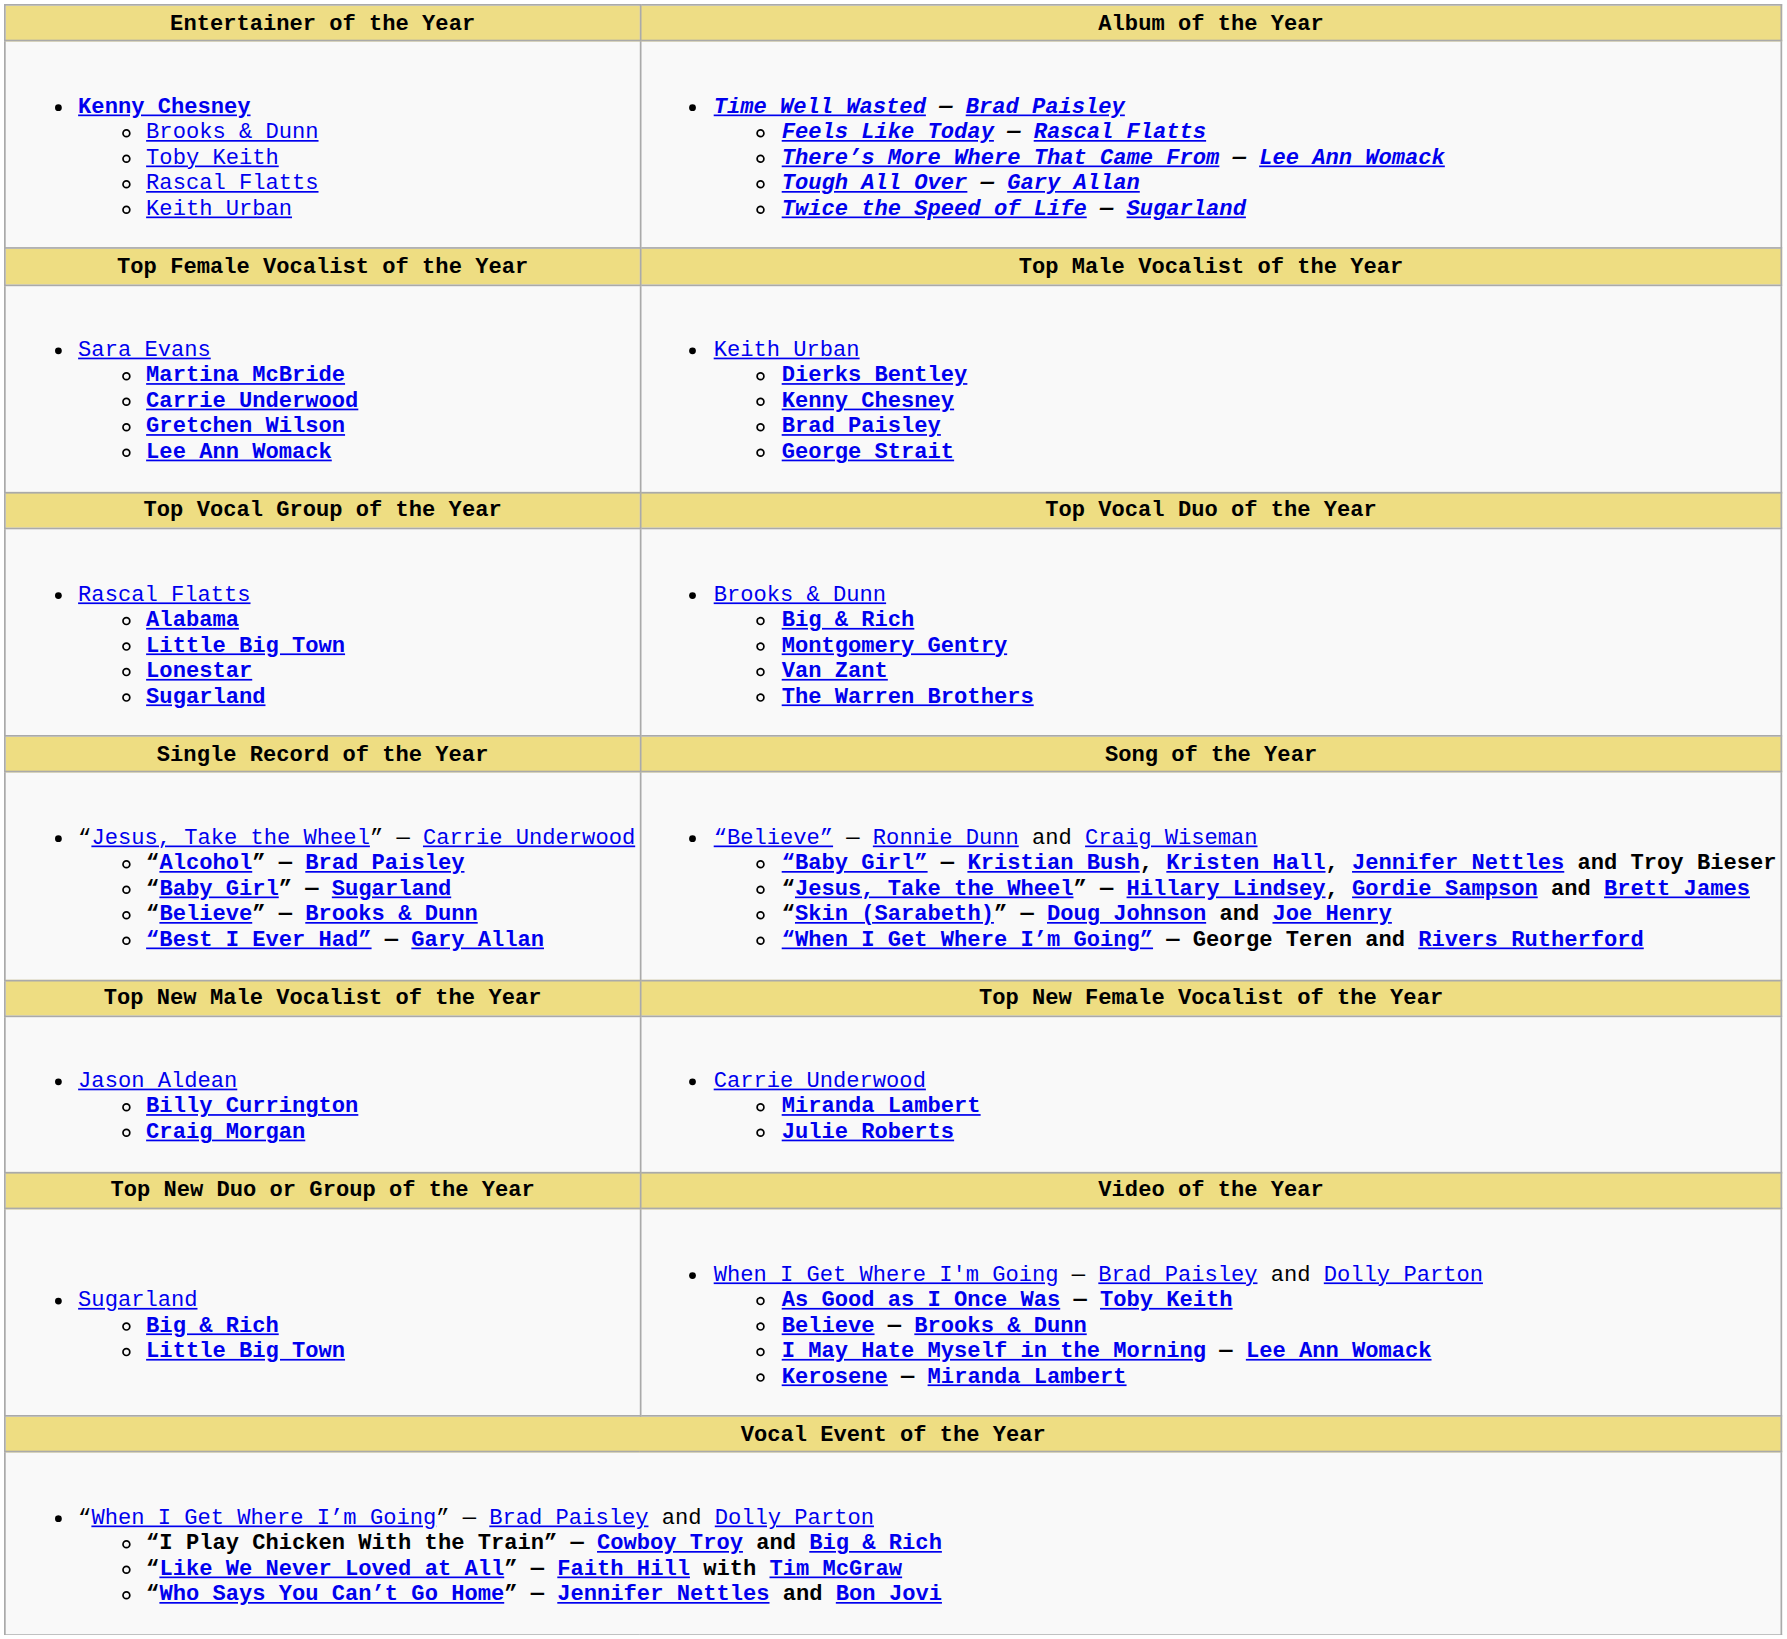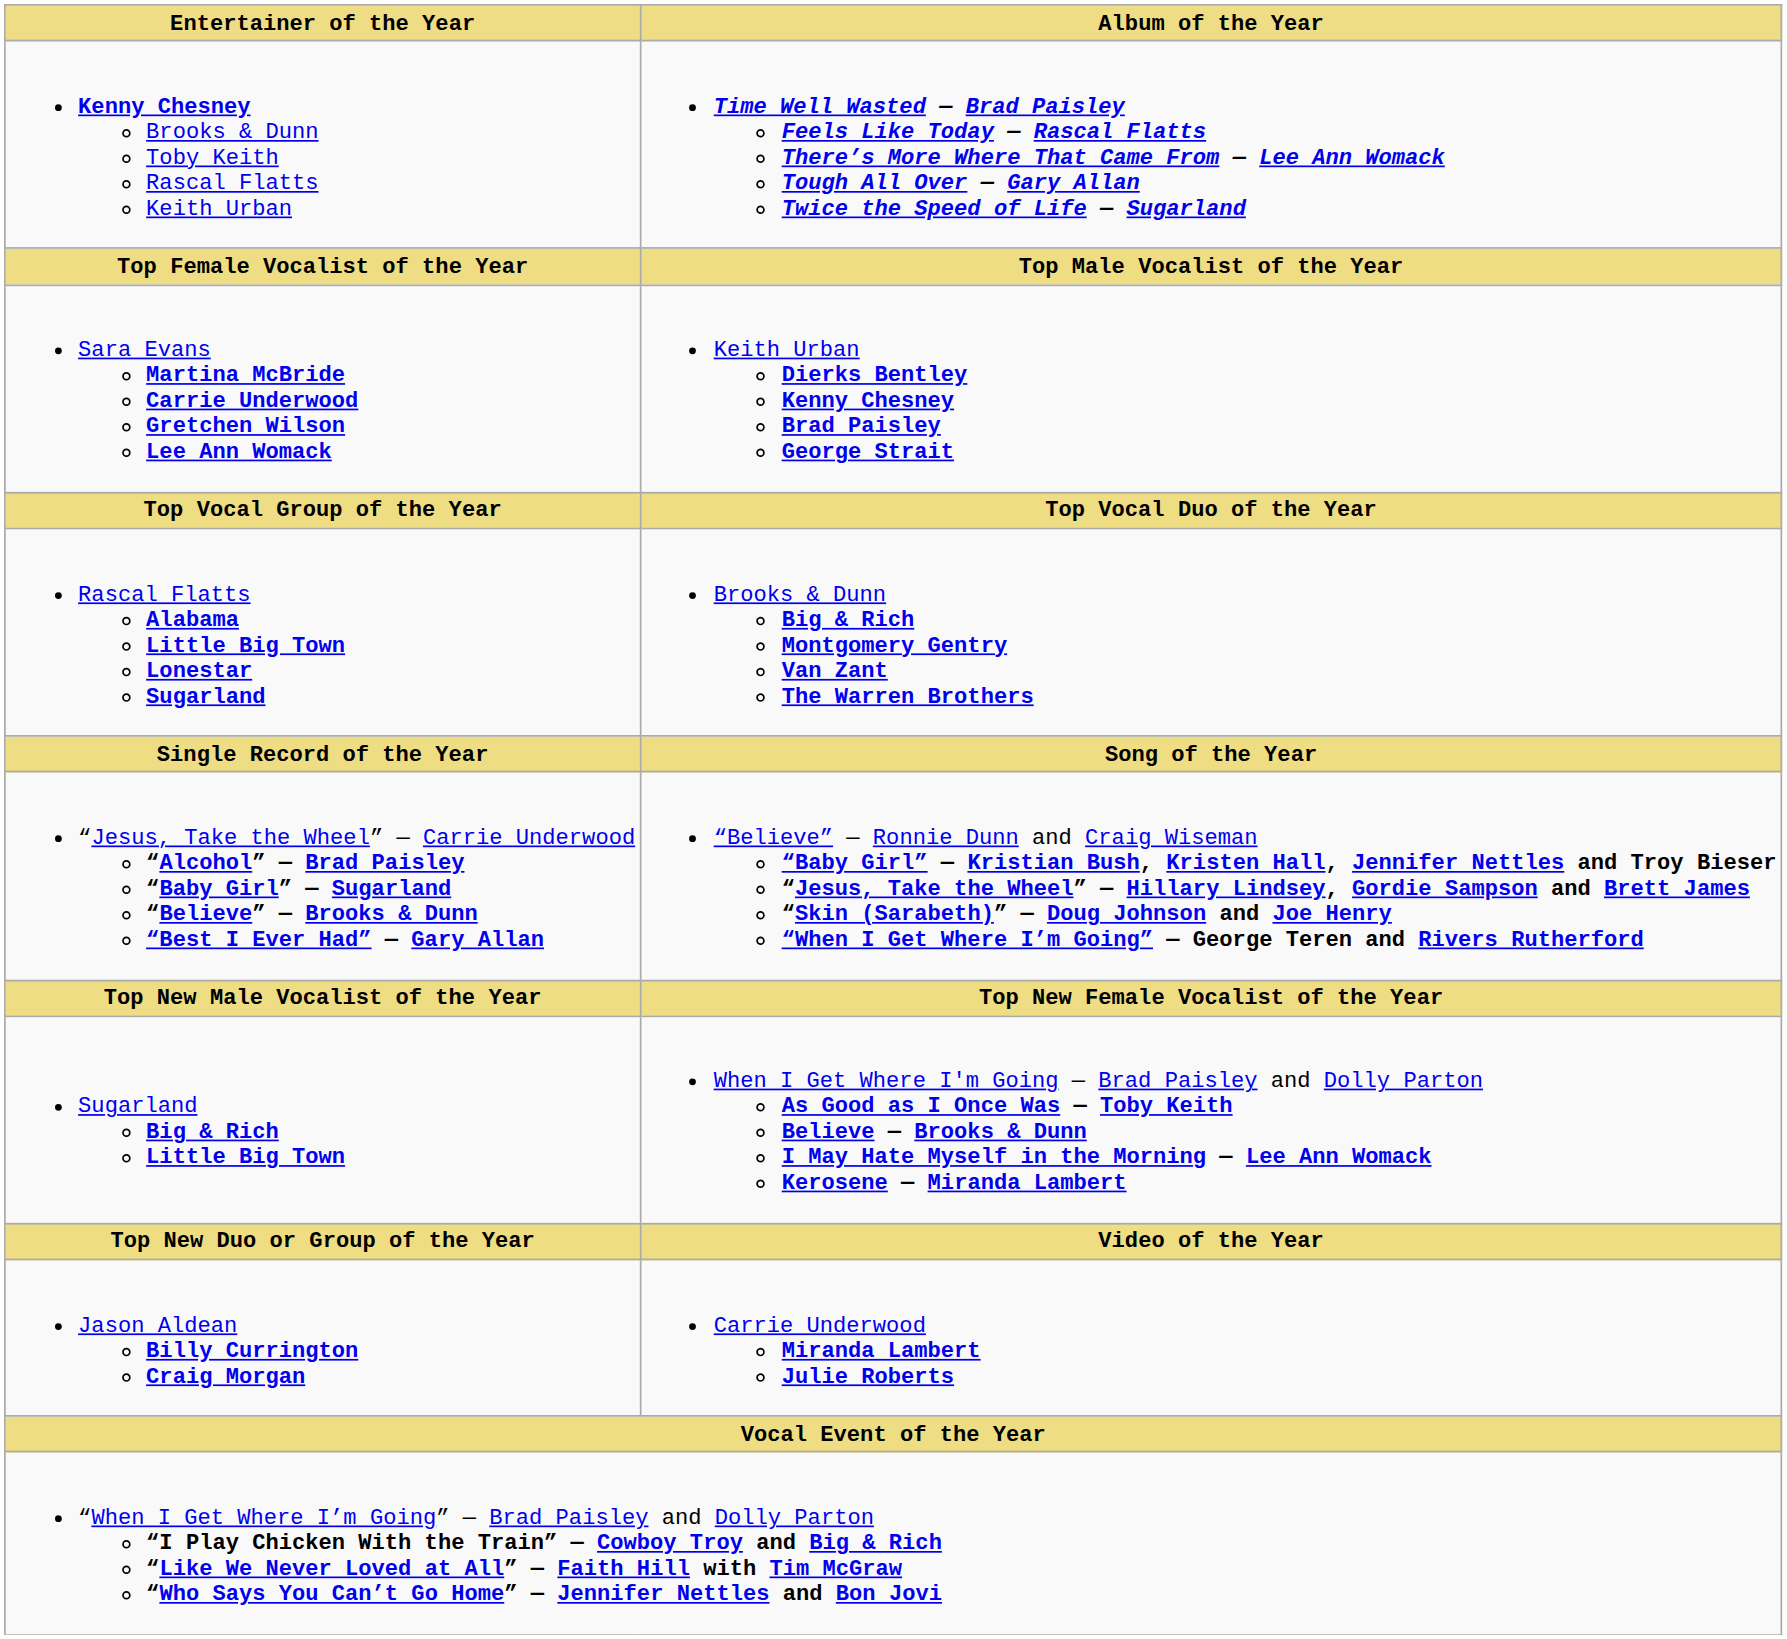rows swapped: (323, 1107) <-> (323, 1325)
